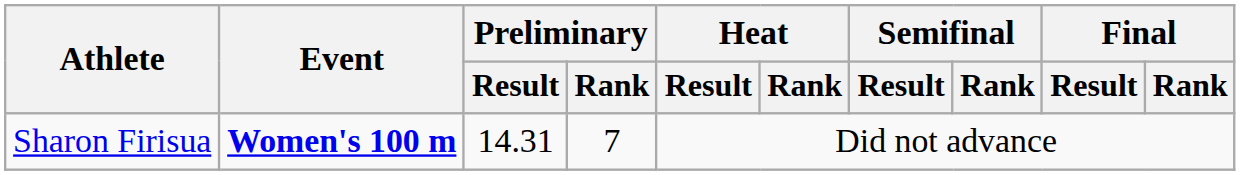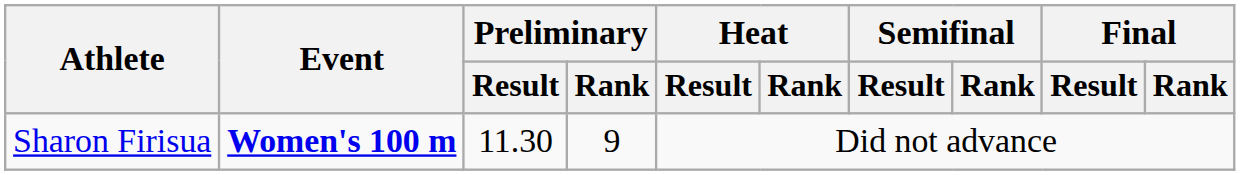(516, 141) 14.31 -> (516, 141) 11.30
(612, 141) 7 -> (612, 141) 9
